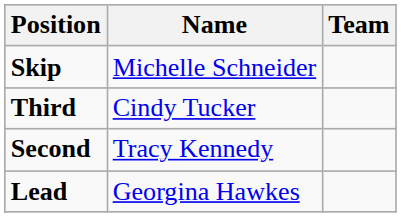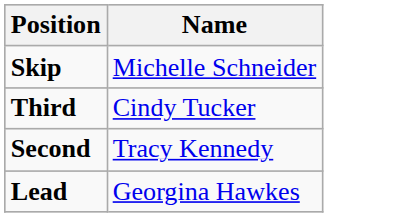- column: (359, 25)
